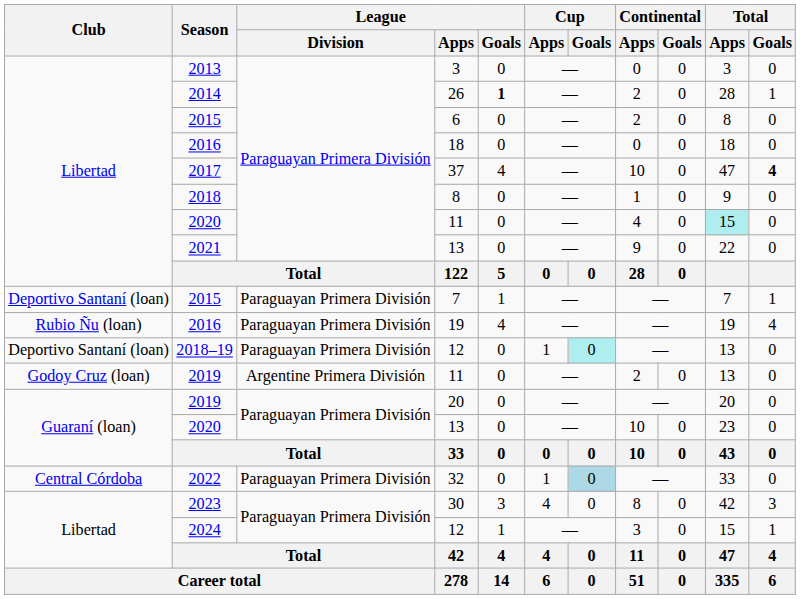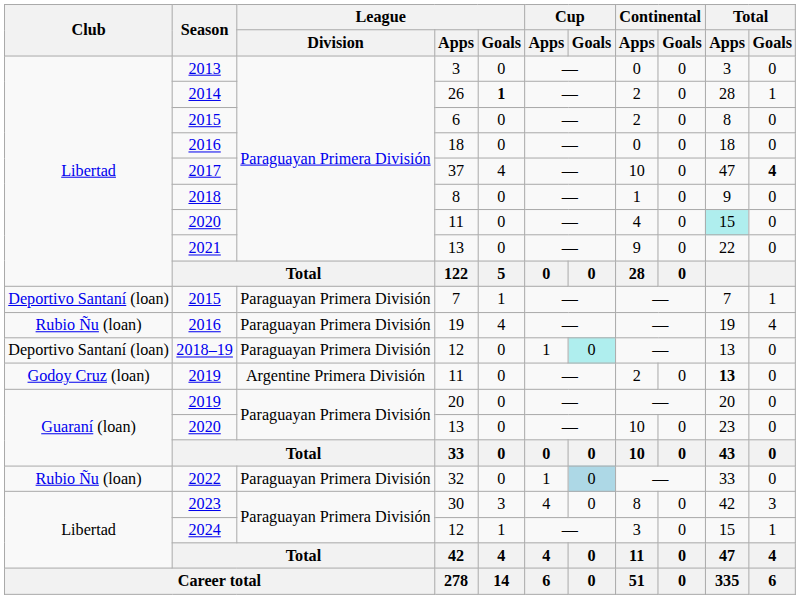(727, 376) normal -> (727, 376) bold
(89, 478) Central Córdoba -> (89, 478) Rubio Ñu (loan)
